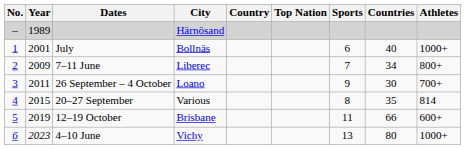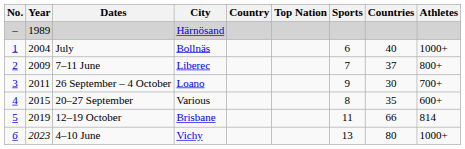(39, 48) 2001 -> (39, 48) 2004
(391, 65) 34 -> (391, 65) 37
(428, 100) 814 -> (431, 100) 600+
(431, 118) 600+ -> (428, 118) 814
